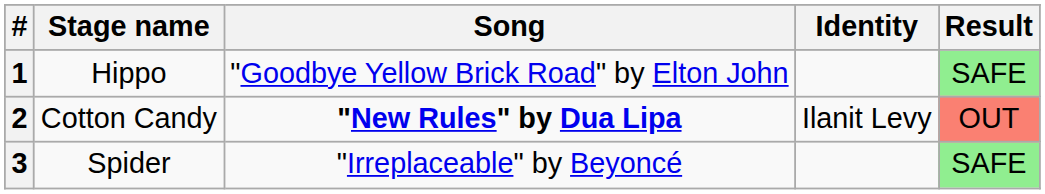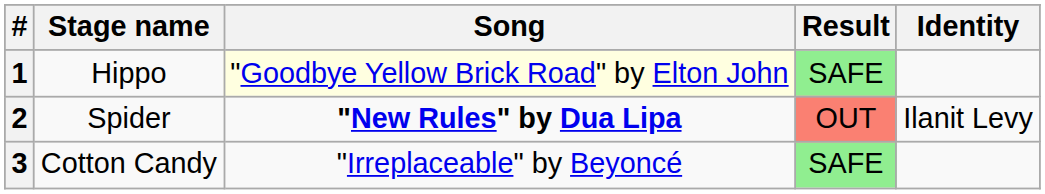columns swapped: (867, 27) <-> (989, 27)
(509, 73) no background -> (509, 73) lightyellow background
(129, 118) Cotton Candy -> (129, 118) Spider
(129, 164) Spider -> (129, 164) Cotton Candy
